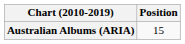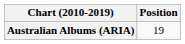(159, 30) 15 -> (159, 30) 19
